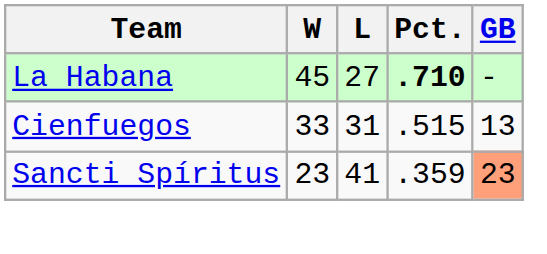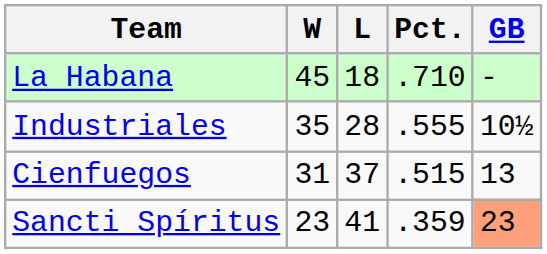(362, 78) 27 -> (362, 78) 18
(430, 78) bold -> (430, 78) normal
+ row: (119, 126)
(312, 126) 33 -> (312, 175) 31
(362, 126) 31 -> (362, 175) 37
